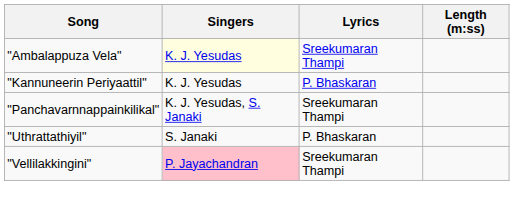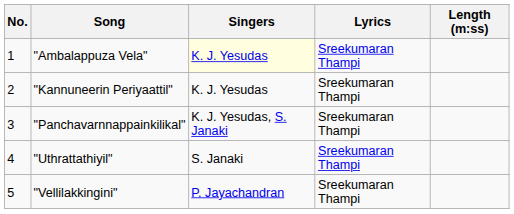+ column: (18, 22)
(339, 83) P. Bhaskaran -> (356, 90) Sreekumaran Thampi
(339, 137) P. Bhaskaran -> (356, 158) Sreekumaran Thampi
(212, 164) pink background -> (238, 192) no background
